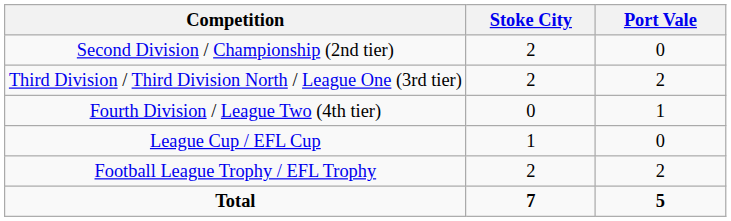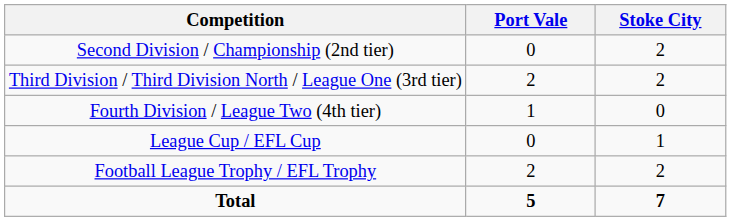columns swapped: (660, 19) <-> (531, 19)
